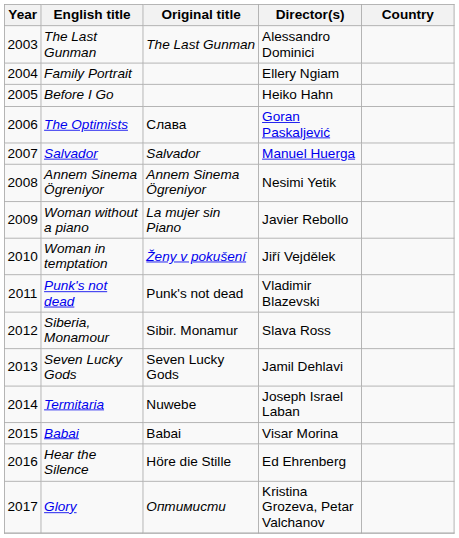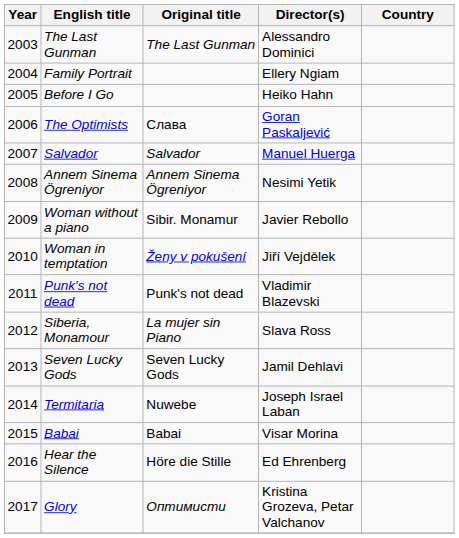(183, 219) La mujer sin Piano -> (192, 219) Sibir. Monamur
(192, 330) Sibir. Monamur -> (183, 330) La mujer sin Piano
